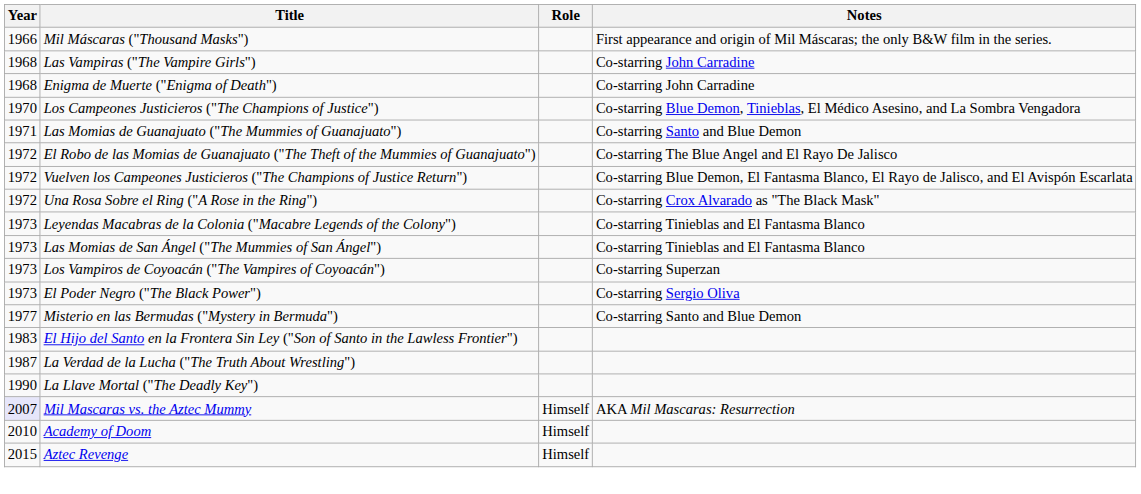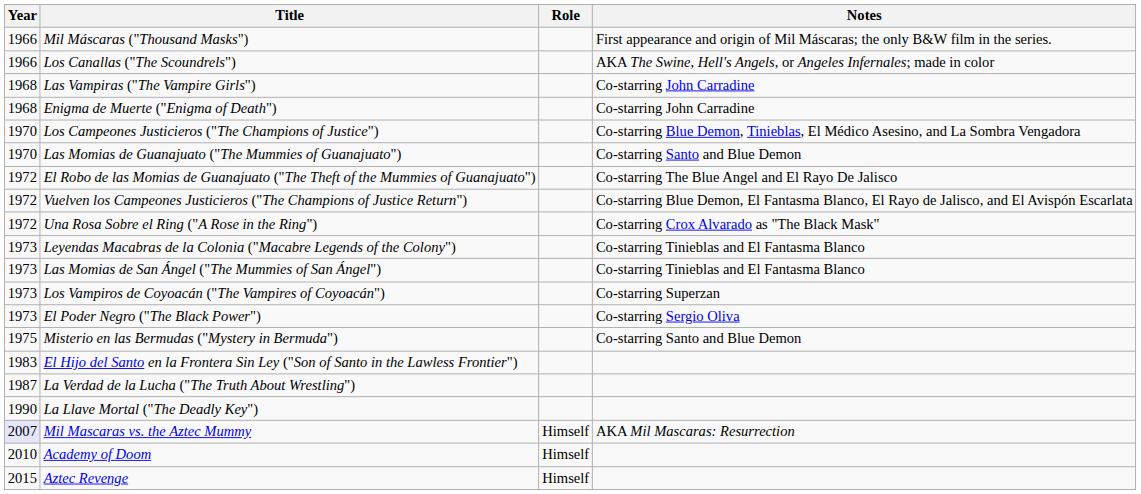+ row: (140, 62)
(22, 131) 1971 -> (22, 154) 1970
(22, 316) 1977 -> (22, 339) 1975
